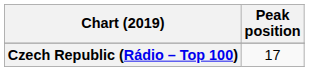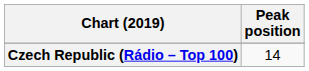(273, 54) 17 -> (273, 54) 14
